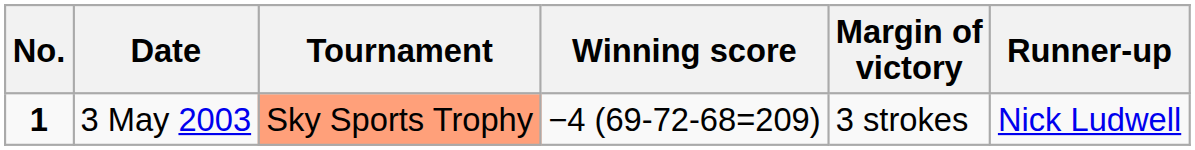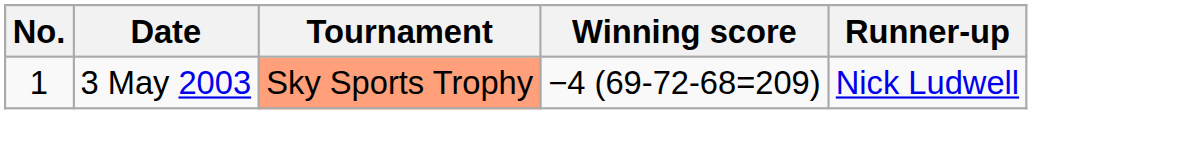- column: (909, 49)
(39, 119) bold -> (39, 83) normal
